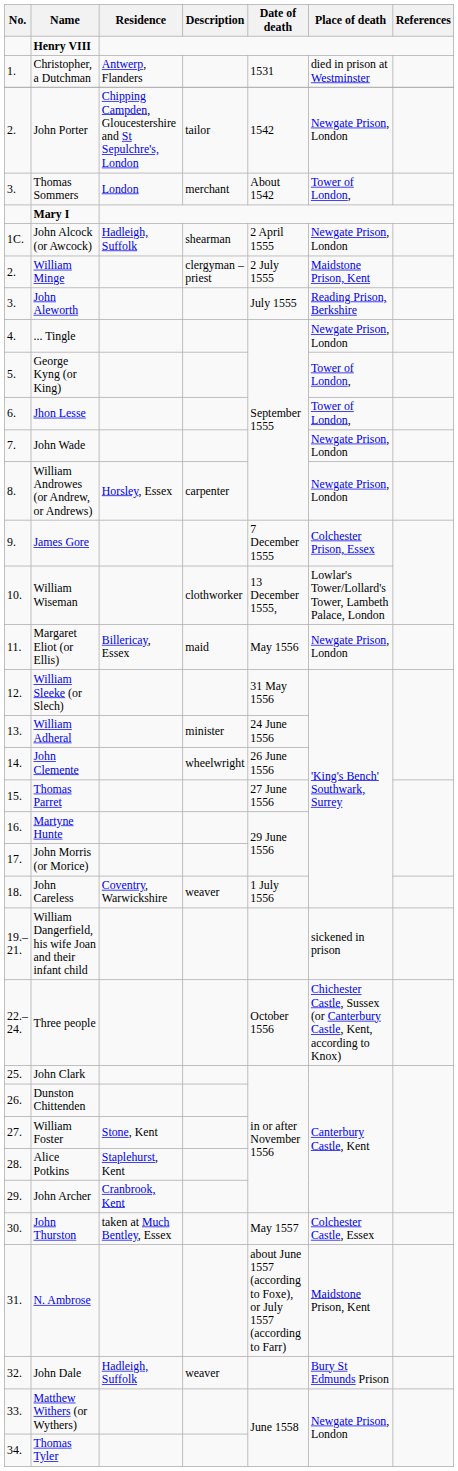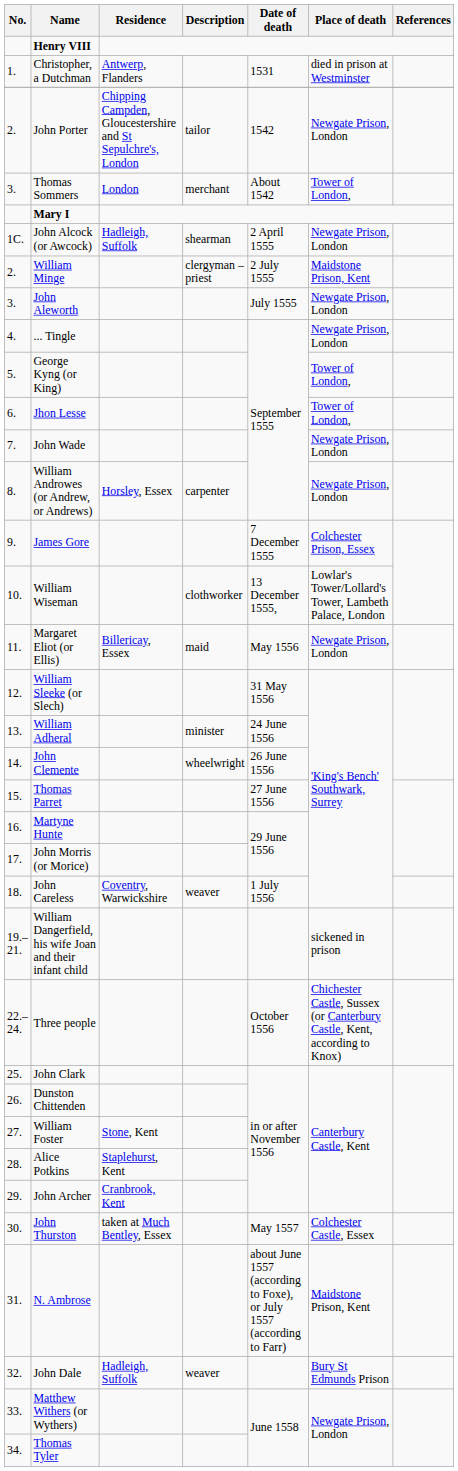(349, 303) Reading Prison, Berkshire -> (350, 303) Newgate Prison, London
